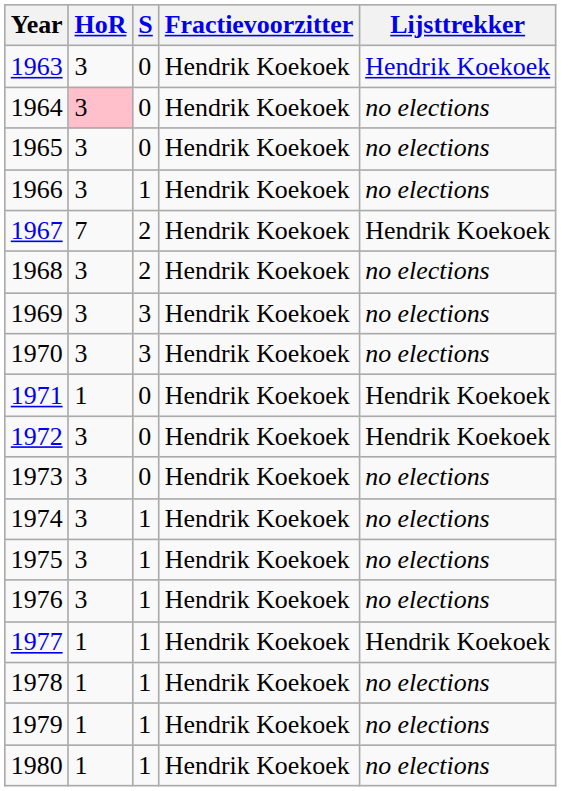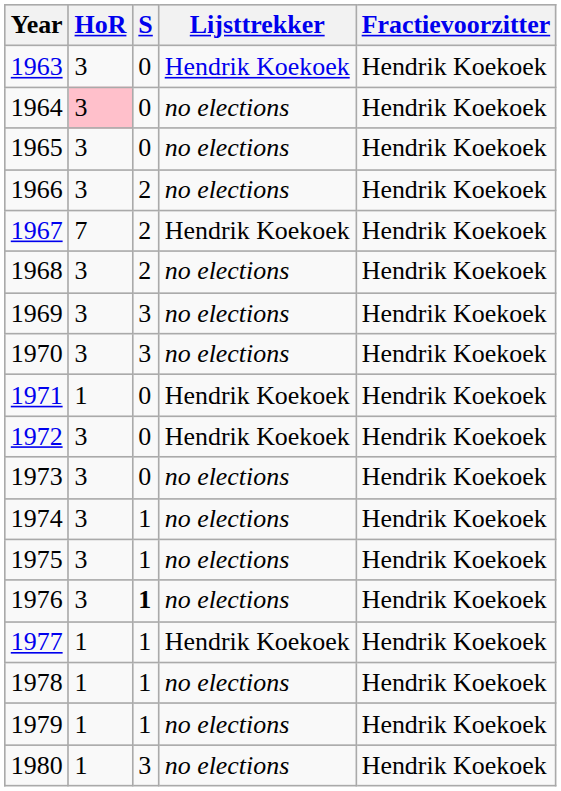columns swapped: (458, 25) <-> (259, 25)
(145, 189) 1 -> (145, 189) 2
(145, 600) normal -> (145, 600) bold
(145, 764) 1 -> (145, 764) 3
